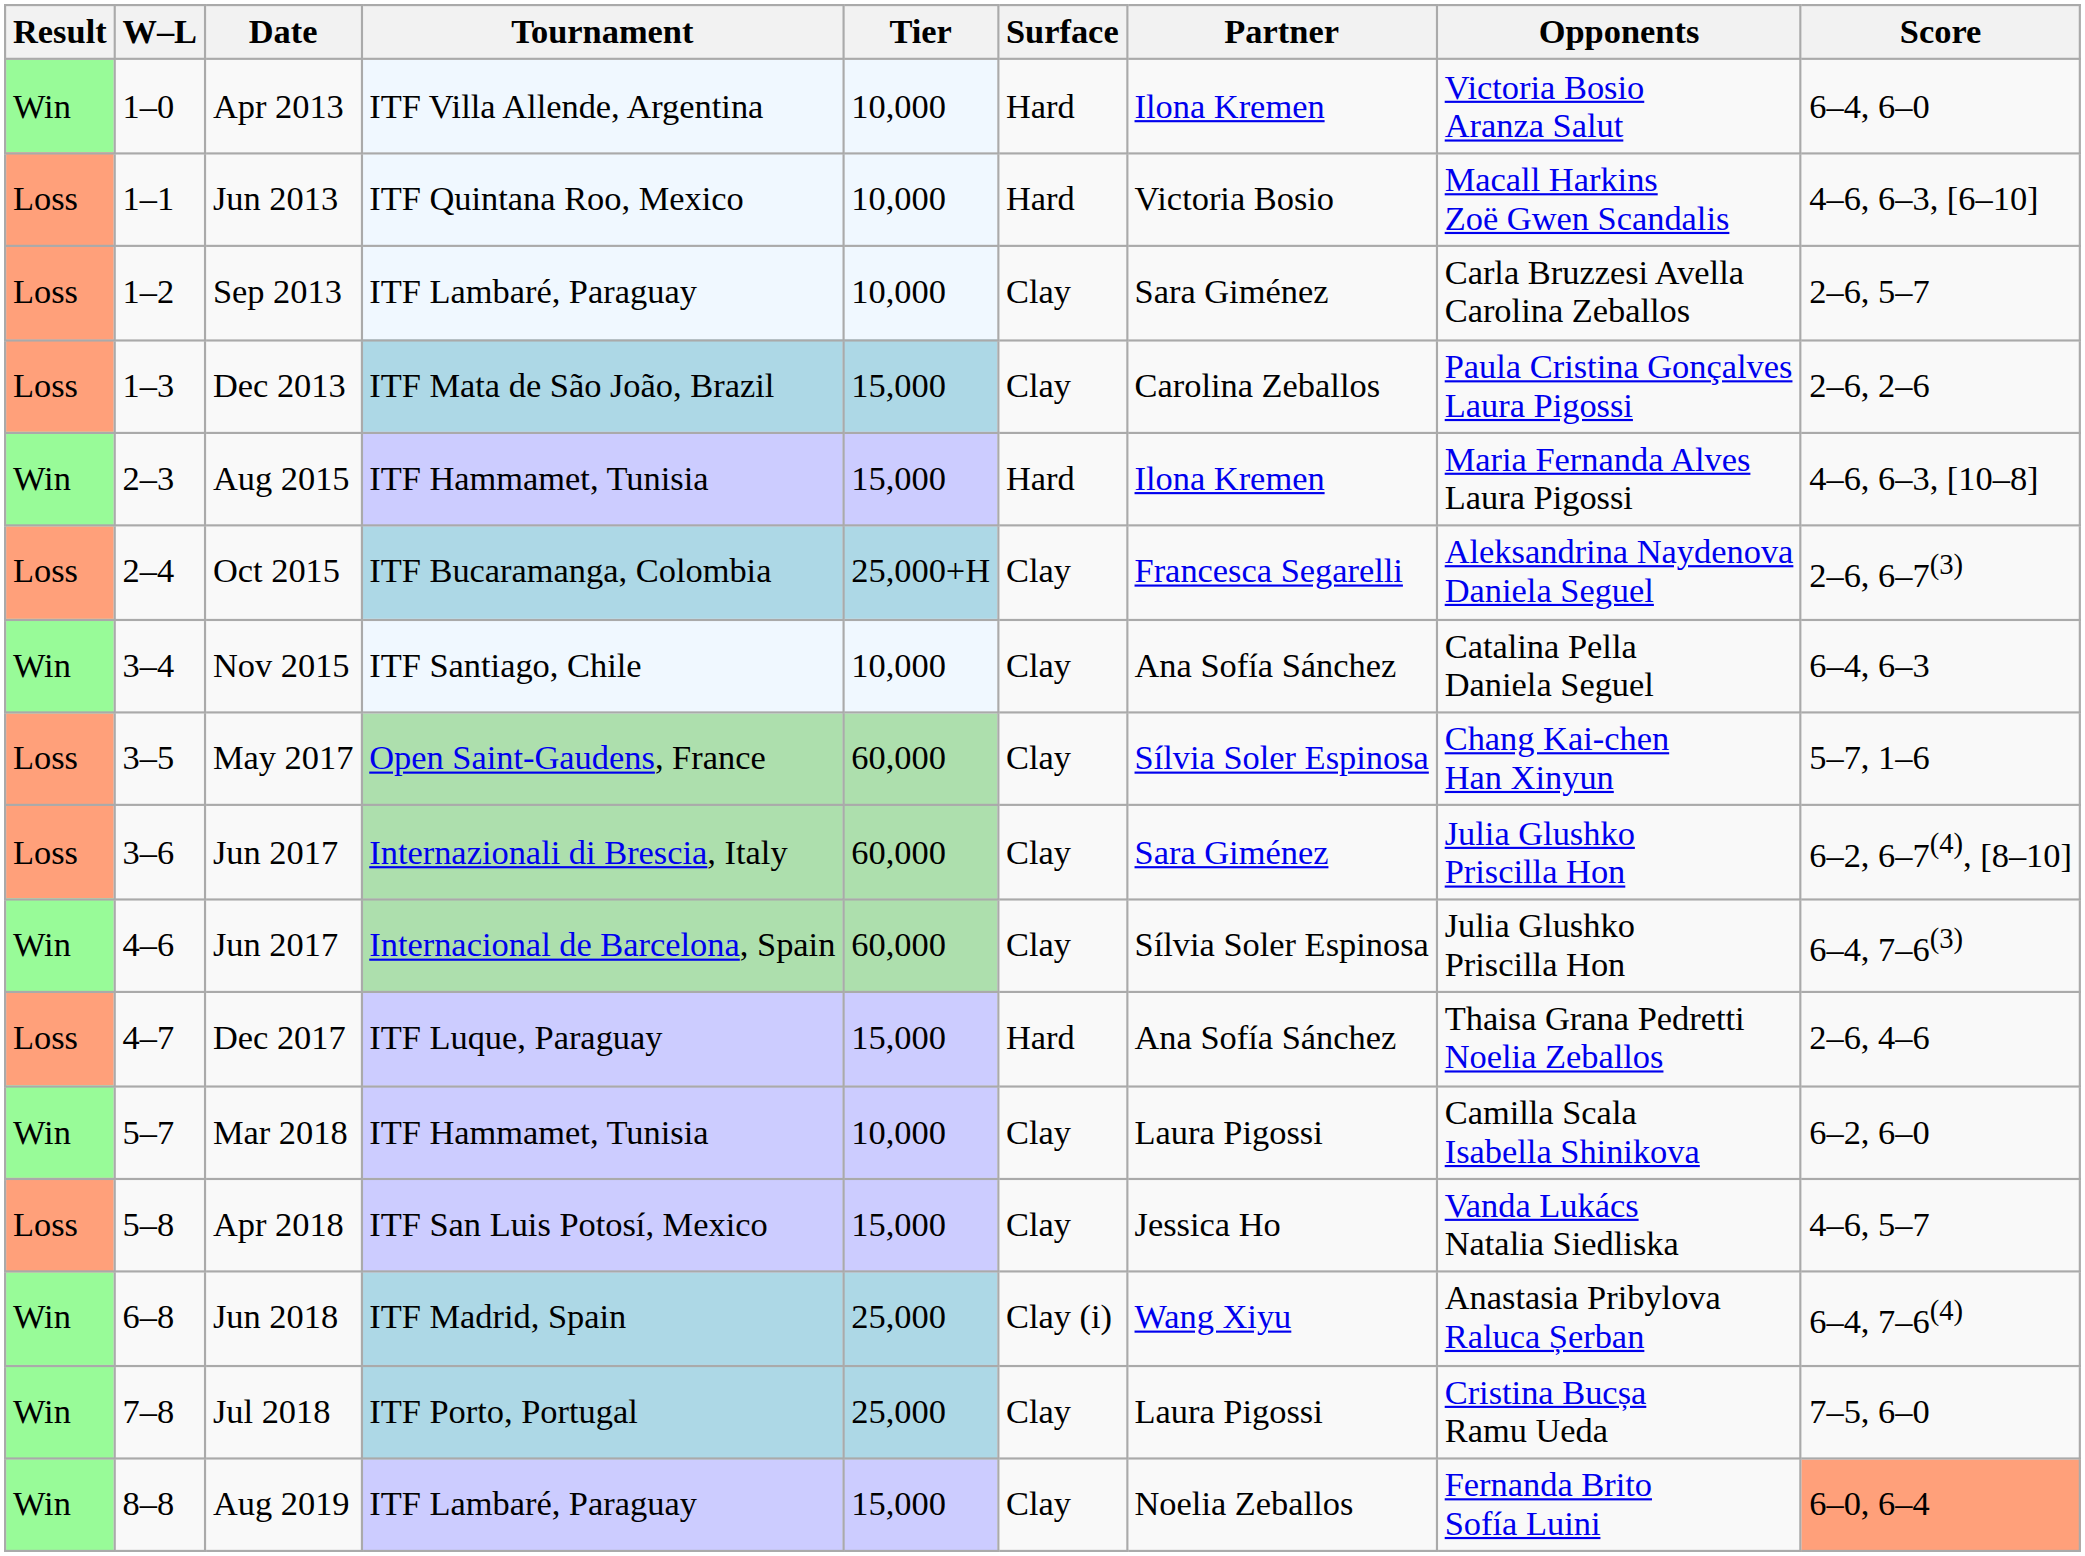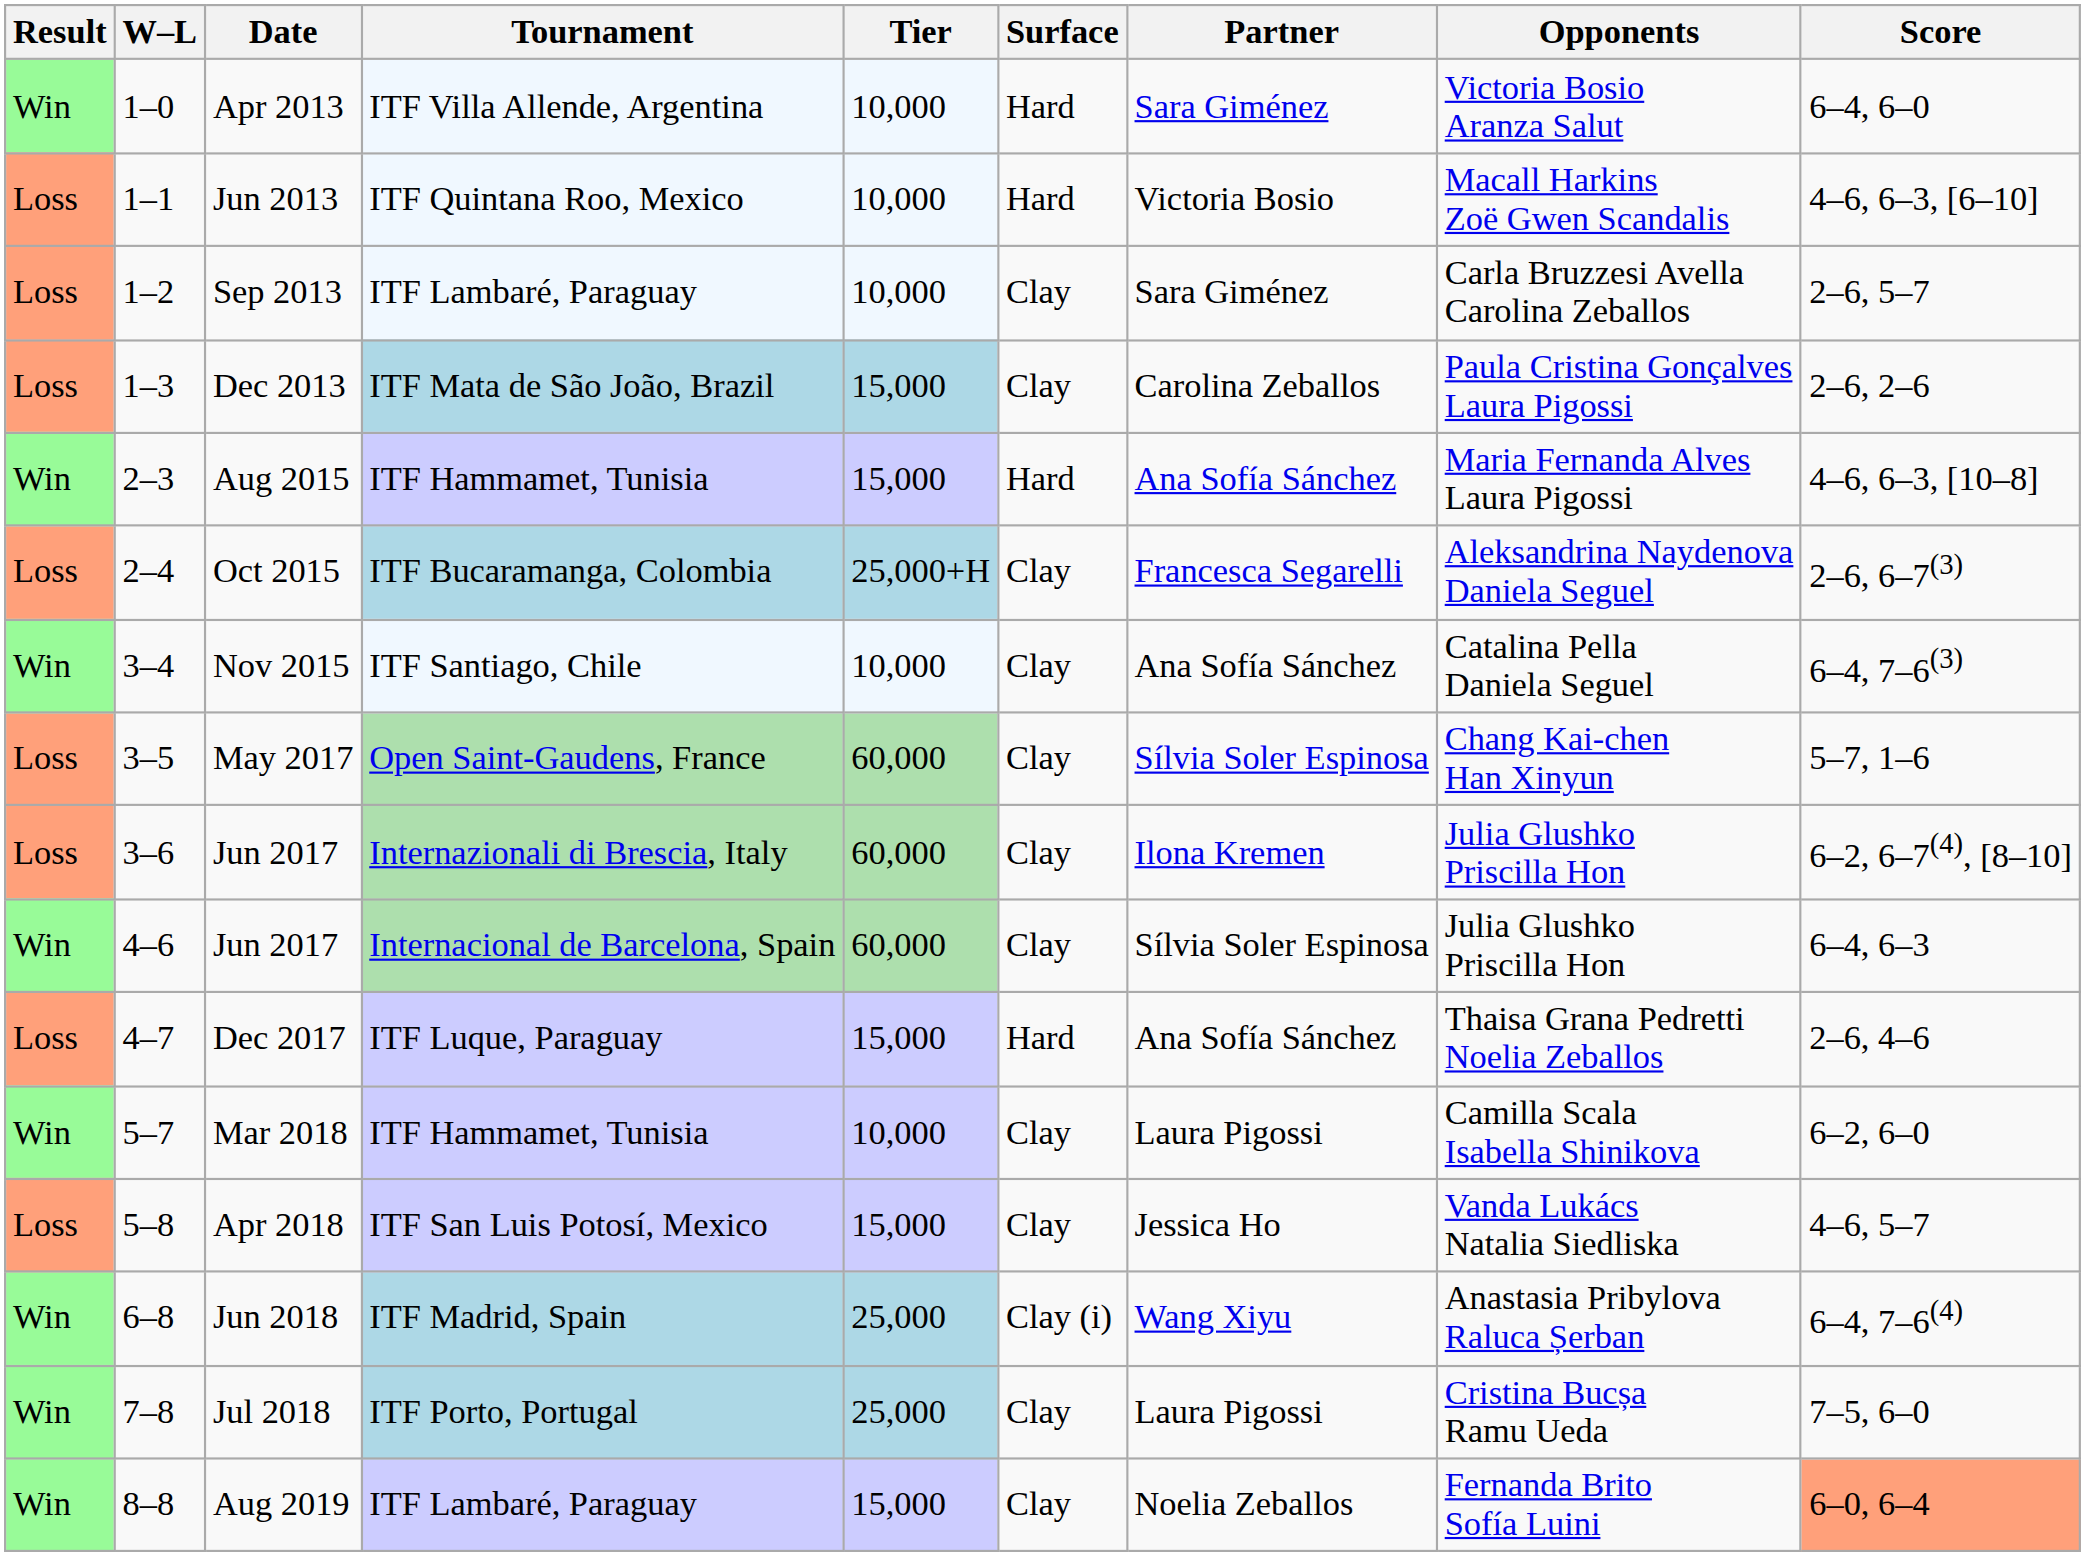(1230, 105) Ilona Kremen -> (1231, 105) Sara Giménez
(1230, 478) Ilona Kremen -> (1265, 478) Ana Sofía Sánchez
(1869, 665) 6–4, 6–3 -> (1886, 665) 6–4, 7–6(3)
(1231, 851) Sara Giménez -> (1230, 851) Ilona Kremen
(1886, 944) 6–4, 7–6(3) -> (1869, 944) 6–4, 6–3
